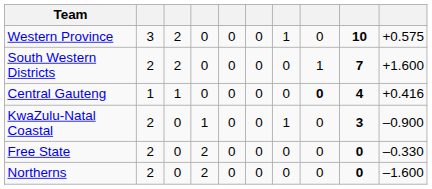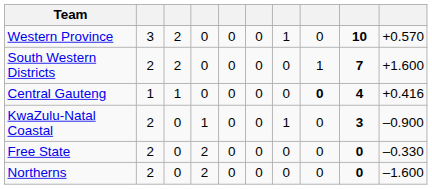(403, 36) +0.575 -> (403, 36) +0.570
